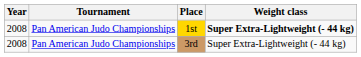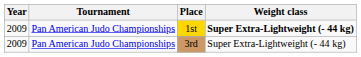(17, 28) 2008 -> (17, 28) 2009
(17, 44) 2008 -> (17, 44) 2009
